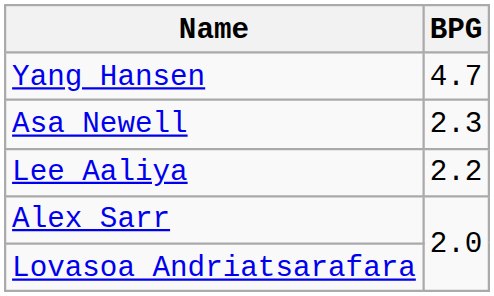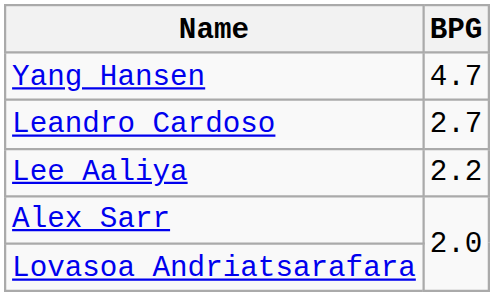+ row: (144, 124)
- row: (100, 124)
